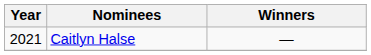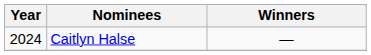(26, 38) 2021 -> (26, 38) 2024
